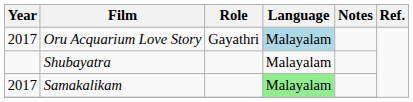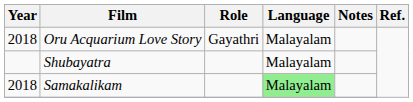(22, 39) 2017 -> (22, 39) 2018
(299, 39) lightblue background -> (299, 39) no background
(22, 85) 2017 -> (22, 85) 2018
